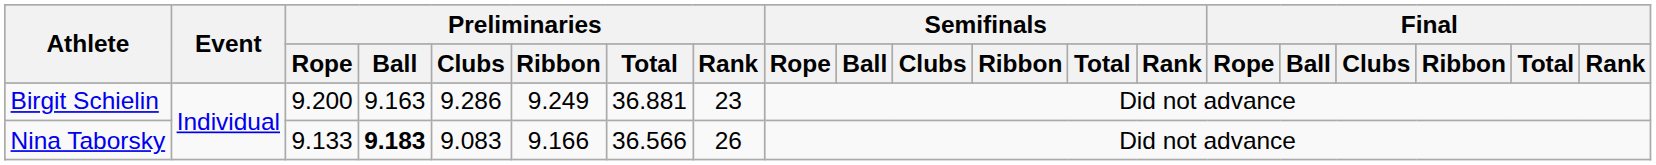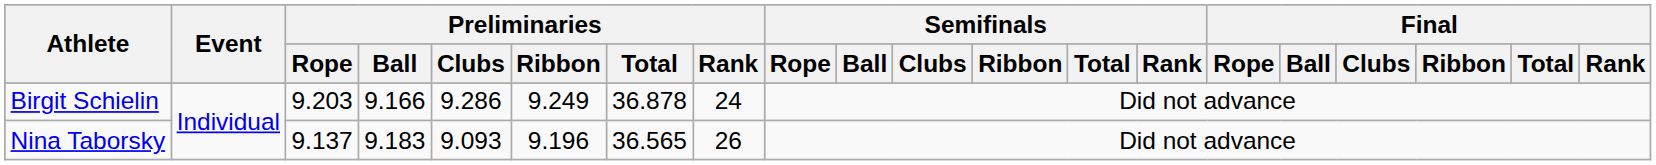(322, 102) 9.200 -> (322, 102) 9.203
(395, 102) 9.163 -> (395, 102) 9.166
(649, 102) 36.881 -> (649, 102) 36.878
(728, 102) 23 -> (728, 102) 24
(322, 141) 9.133 -> (322, 141) 9.137
(395, 141) bold -> (395, 141) normal
(471, 141) 9.083 -> (471, 141) 9.093
(558, 141) 9.166 -> (558, 141) 9.196
(649, 141) 36.566 -> (649, 141) 36.565
